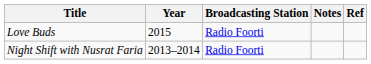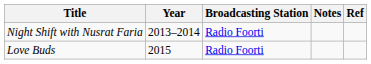rows swapped: (75, 50) <-> (31, 31)
